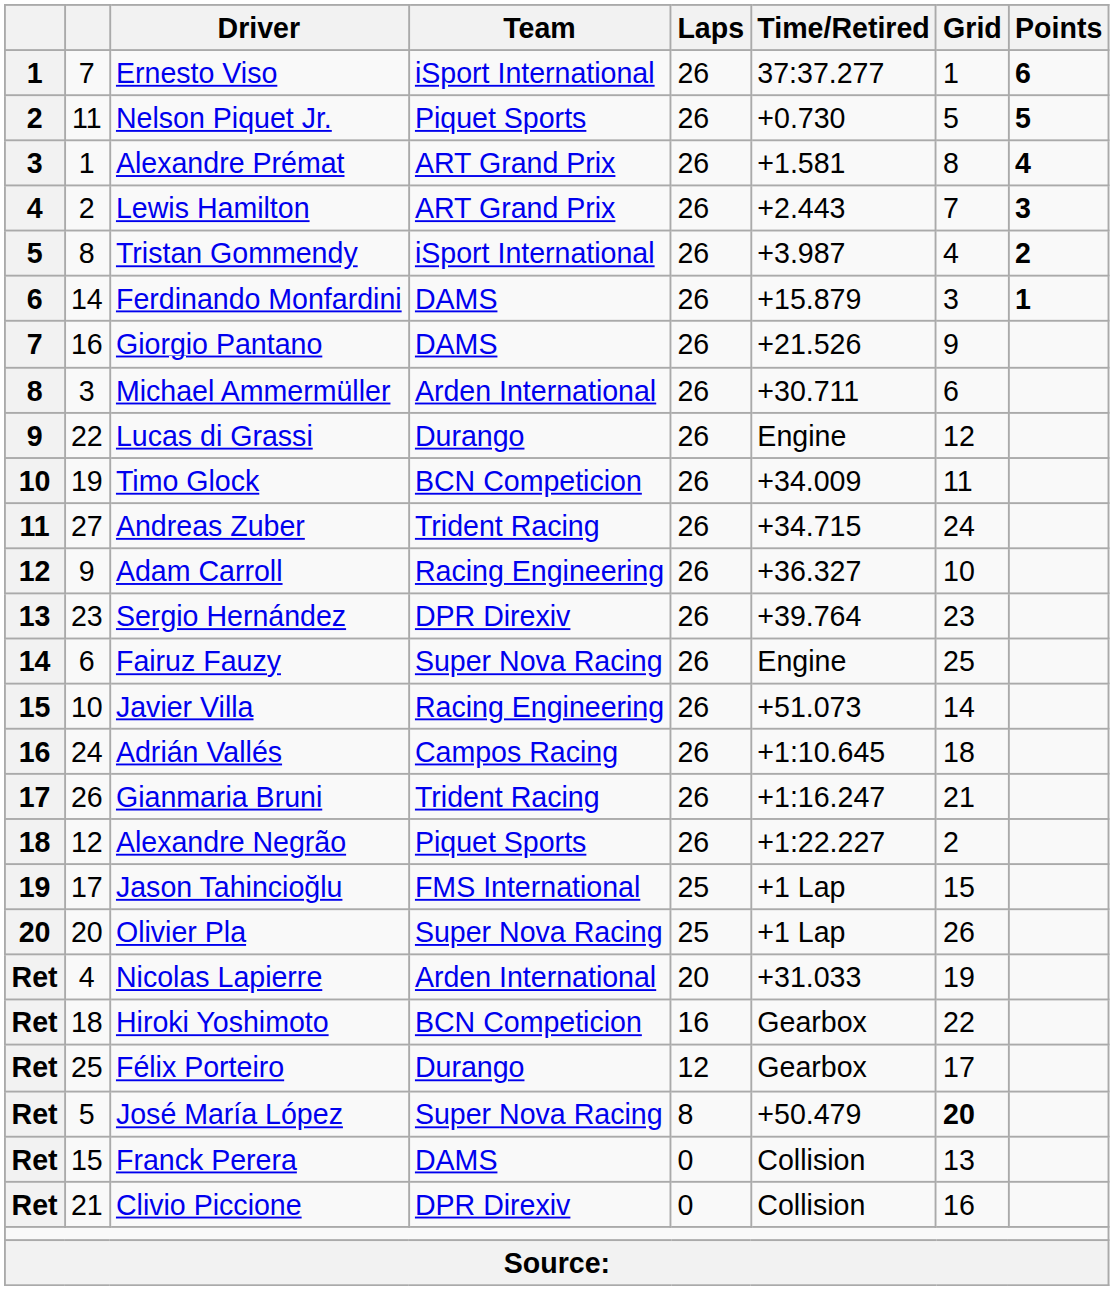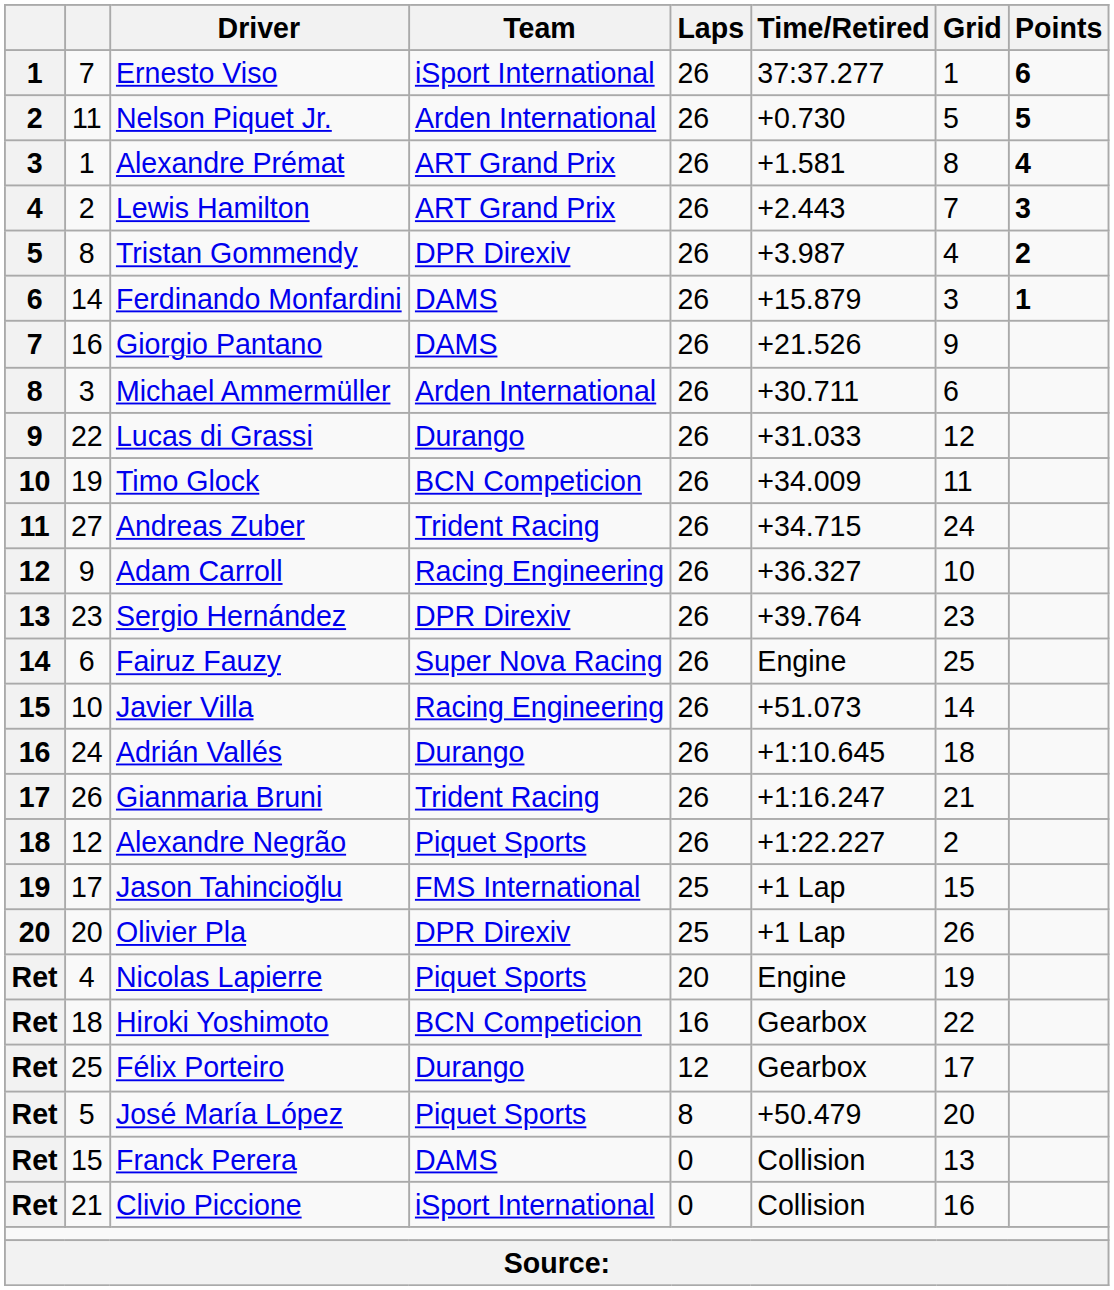(501, 118) Piquet Sports -> (536, 118) Arden International
(535, 254) iSport International -> (493, 254) DPR Direxiv
(802, 435) Engine -> (809, 435) +31.033
(517, 752) Campos Racing -> (470, 752) Durango
(539, 932) Super Nova Racing -> (493, 932) DPR Direxiv
(536, 978) Arden International -> (501, 978) Piquet Sports
(809, 978) +31.033 -> (802, 978) Engine
(539, 1113) Super Nova Racing -> (501, 1113) Piquet Sports
(959, 1113) bold -> (959, 1113) normal
(493, 1204) DPR Direxiv -> (535, 1204) iSport International
